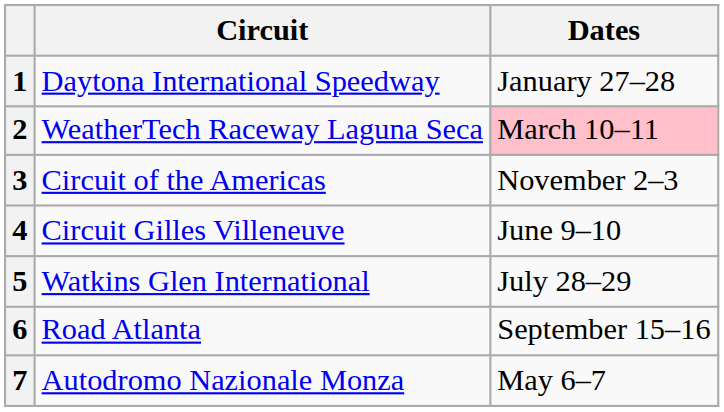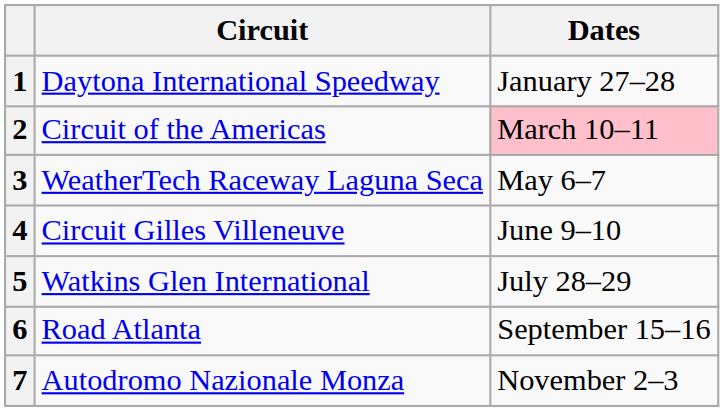(262, 130) WeatherTech Raceway Laguna Seca -> (184, 130) Circuit of the Americas
(184, 180) Circuit of the Americas -> (262, 180) WeatherTech Raceway Laguna Seca
(588, 180) November 2–3 -> (552, 180) May 6–7
(552, 380) May 6–7 -> (588, 380) November 2–3
